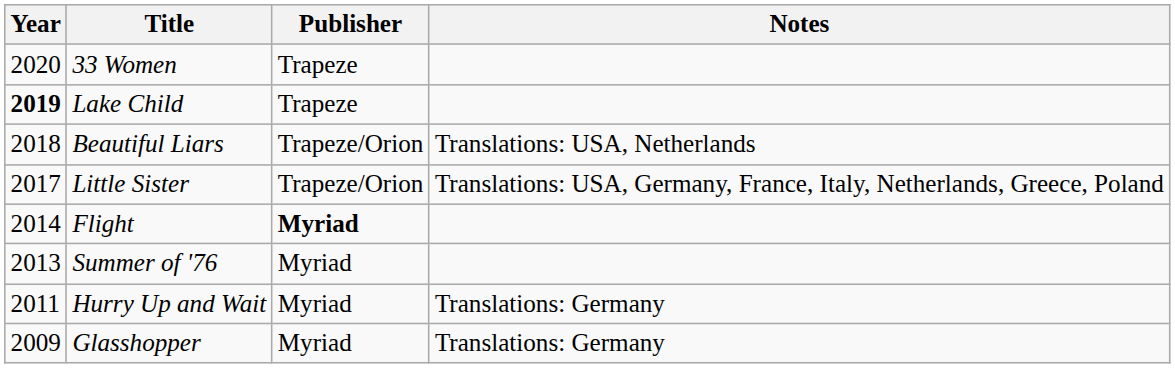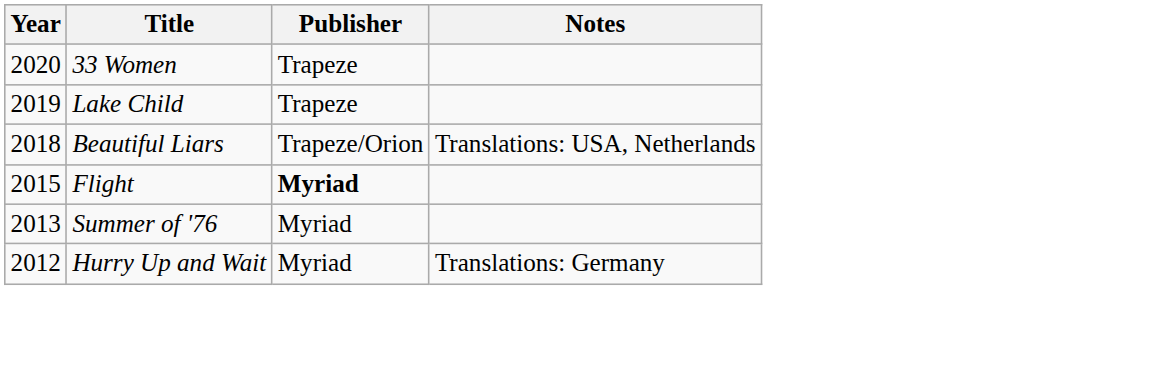(36, 104) bold -> (36, 104) normal
- row: (131, 183)
(36, 223) 2014 -> (36, 183) 2015
(35, 303) 2011 -> (36, 263) 2012
- row: (137, 343)
